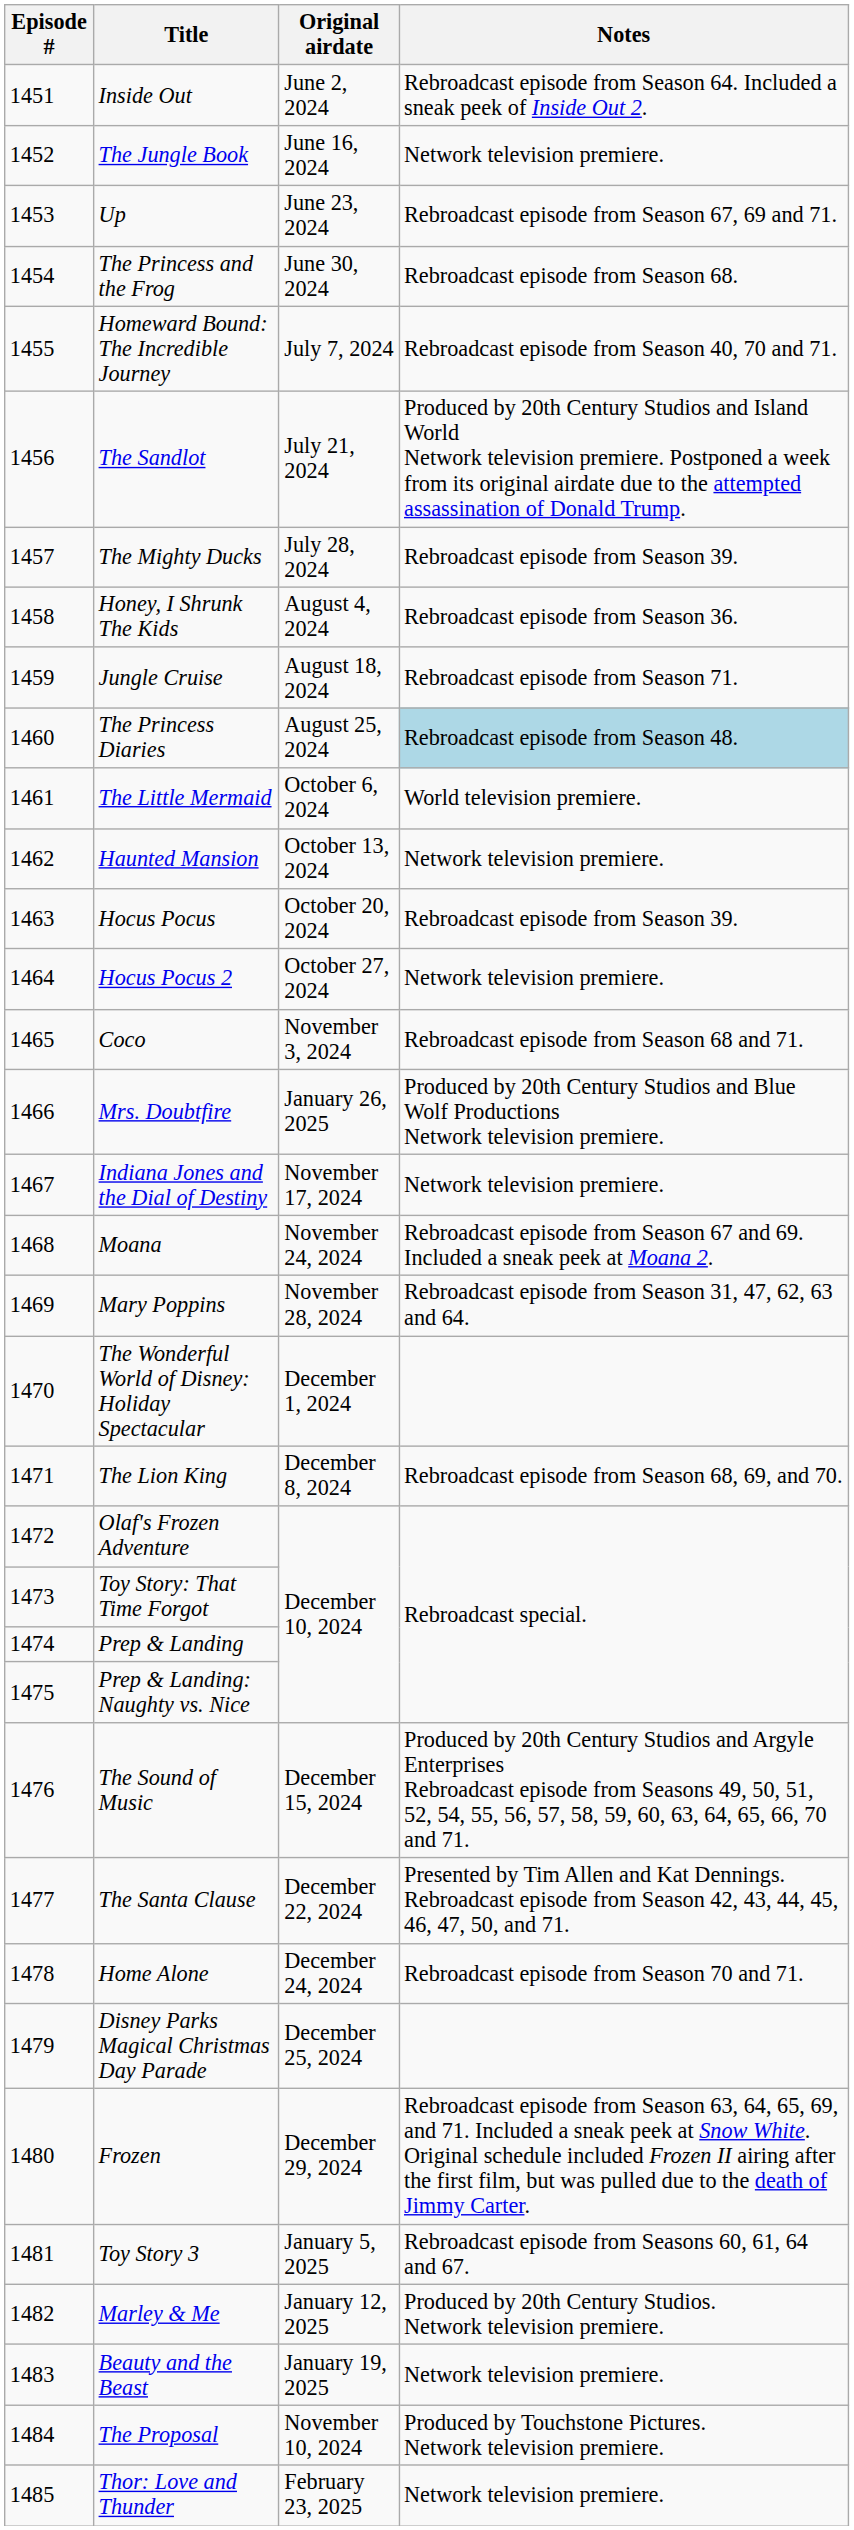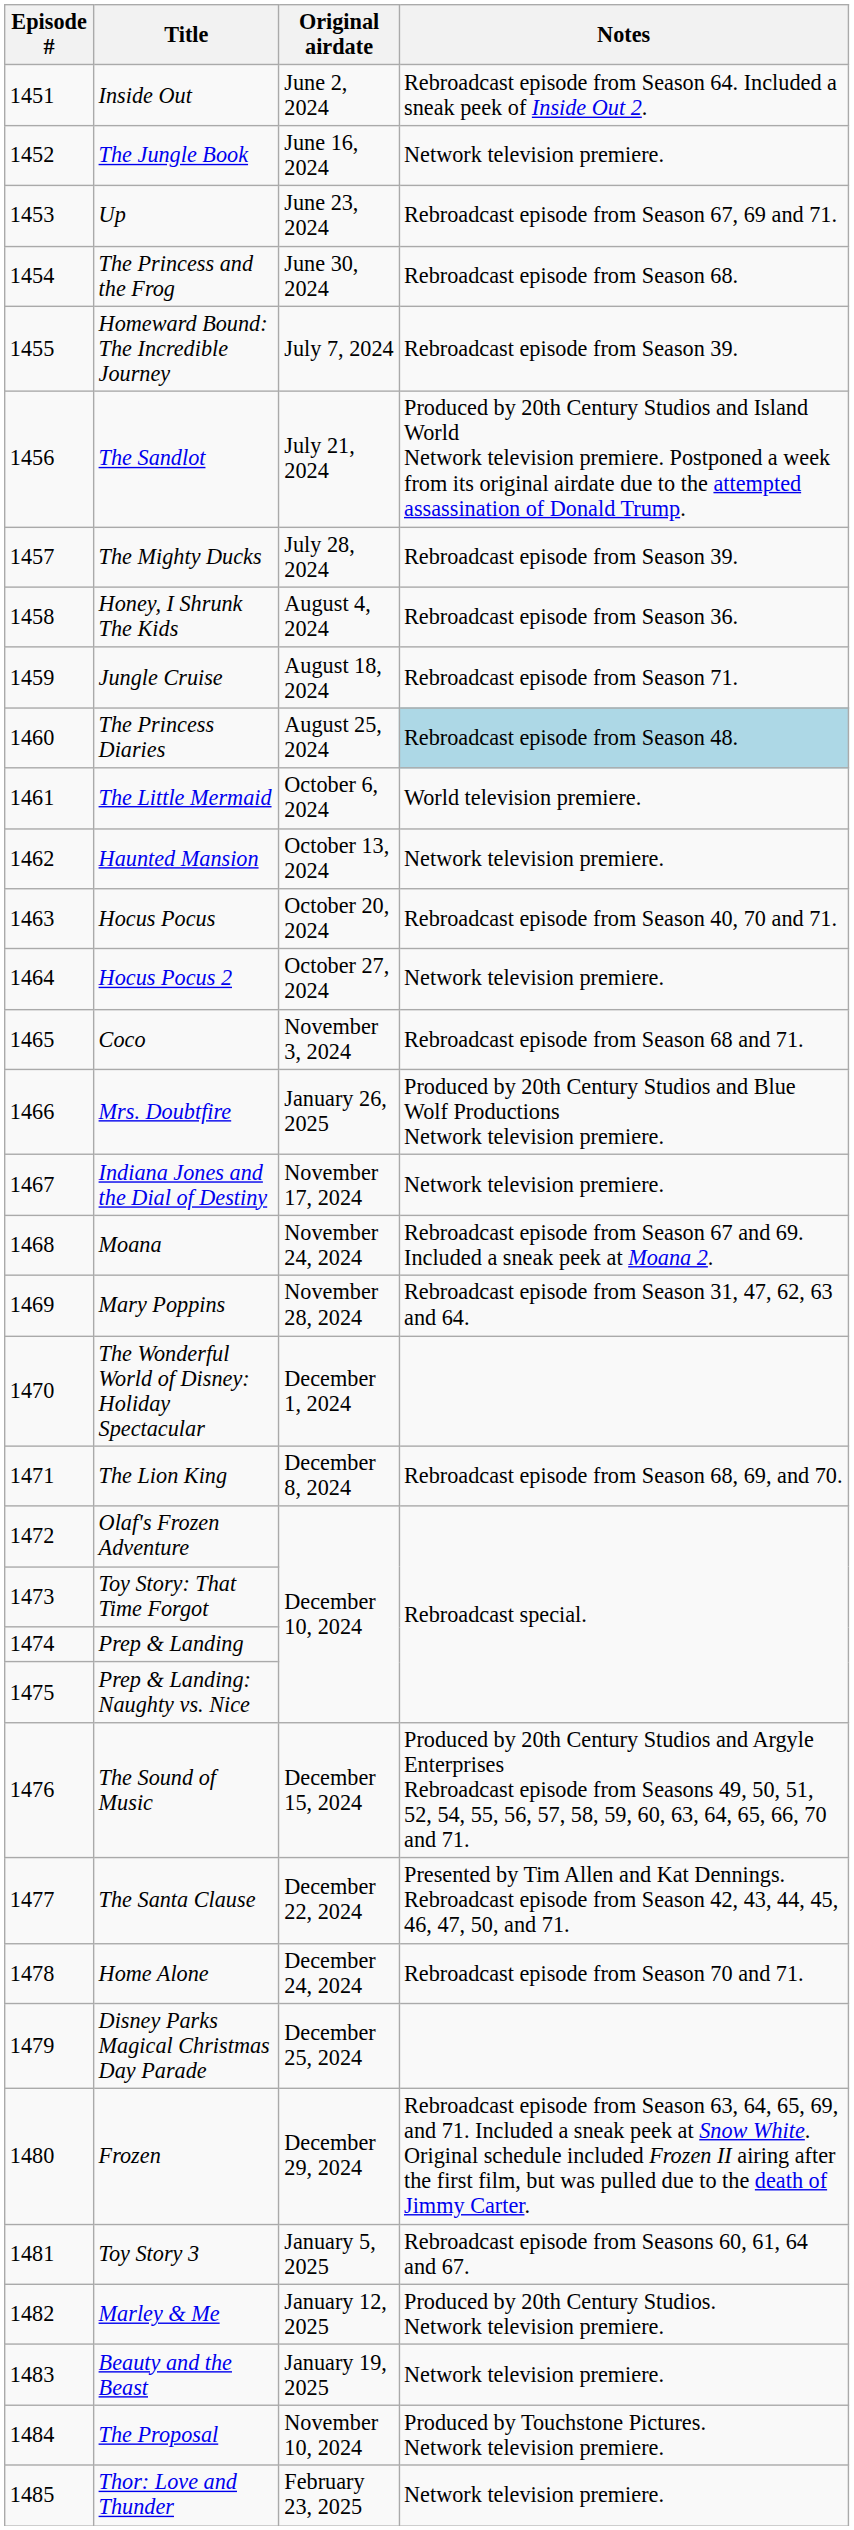(620, 348) Rebroadcast episode from Season 40, 70 and 71. -> (571, 348) Rebroadcast episode from Season 39.
(571, 918) Rebroadcast episode from Season 39. -> (620, 918) Rebroadcast episode from Season 40, 70 and 71.
